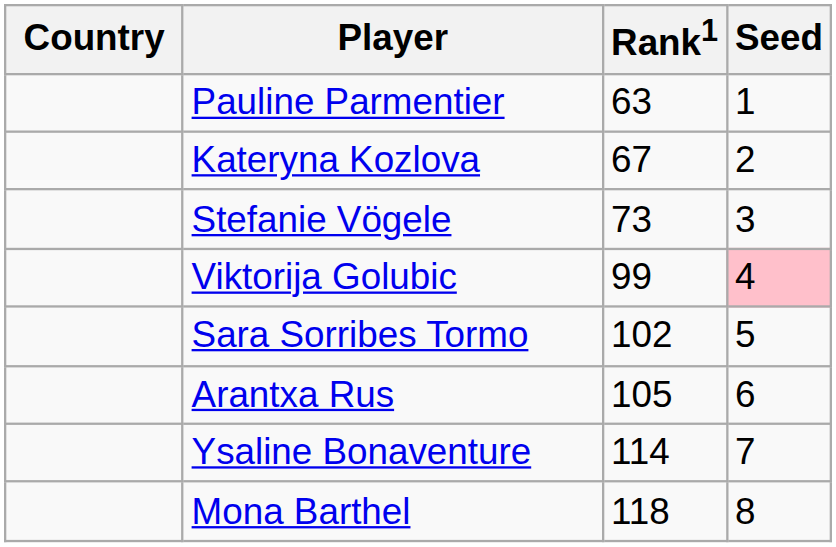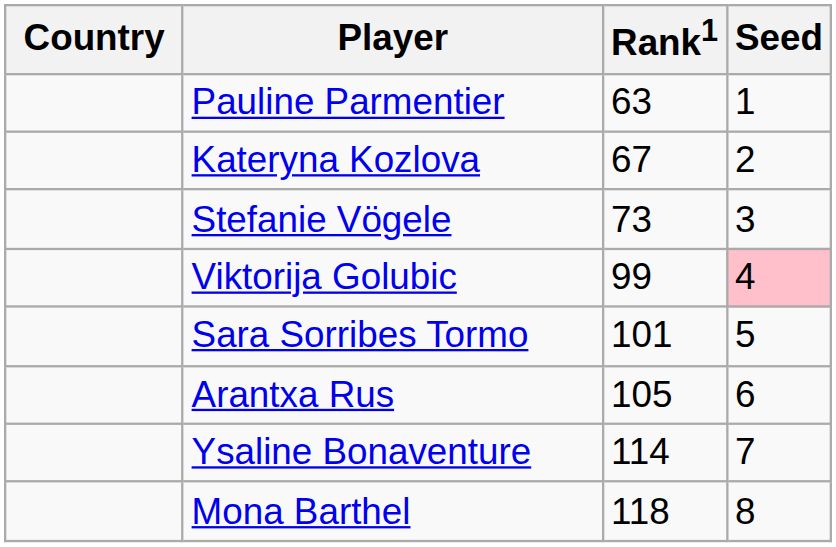(642, 335) 102 -> (642, 335) 101
